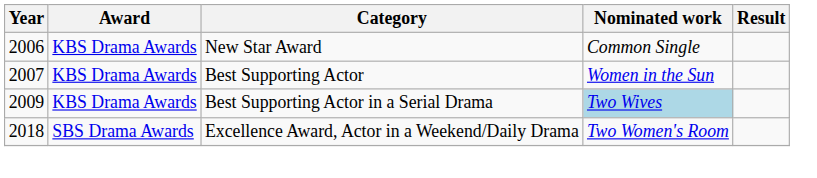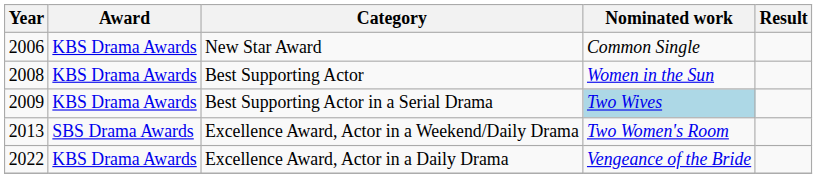(26, 74) 2007 -> (26, 74) 2008
(26, 131) 2018 -> (26, 131) 2013
+ row: (357, 159)
